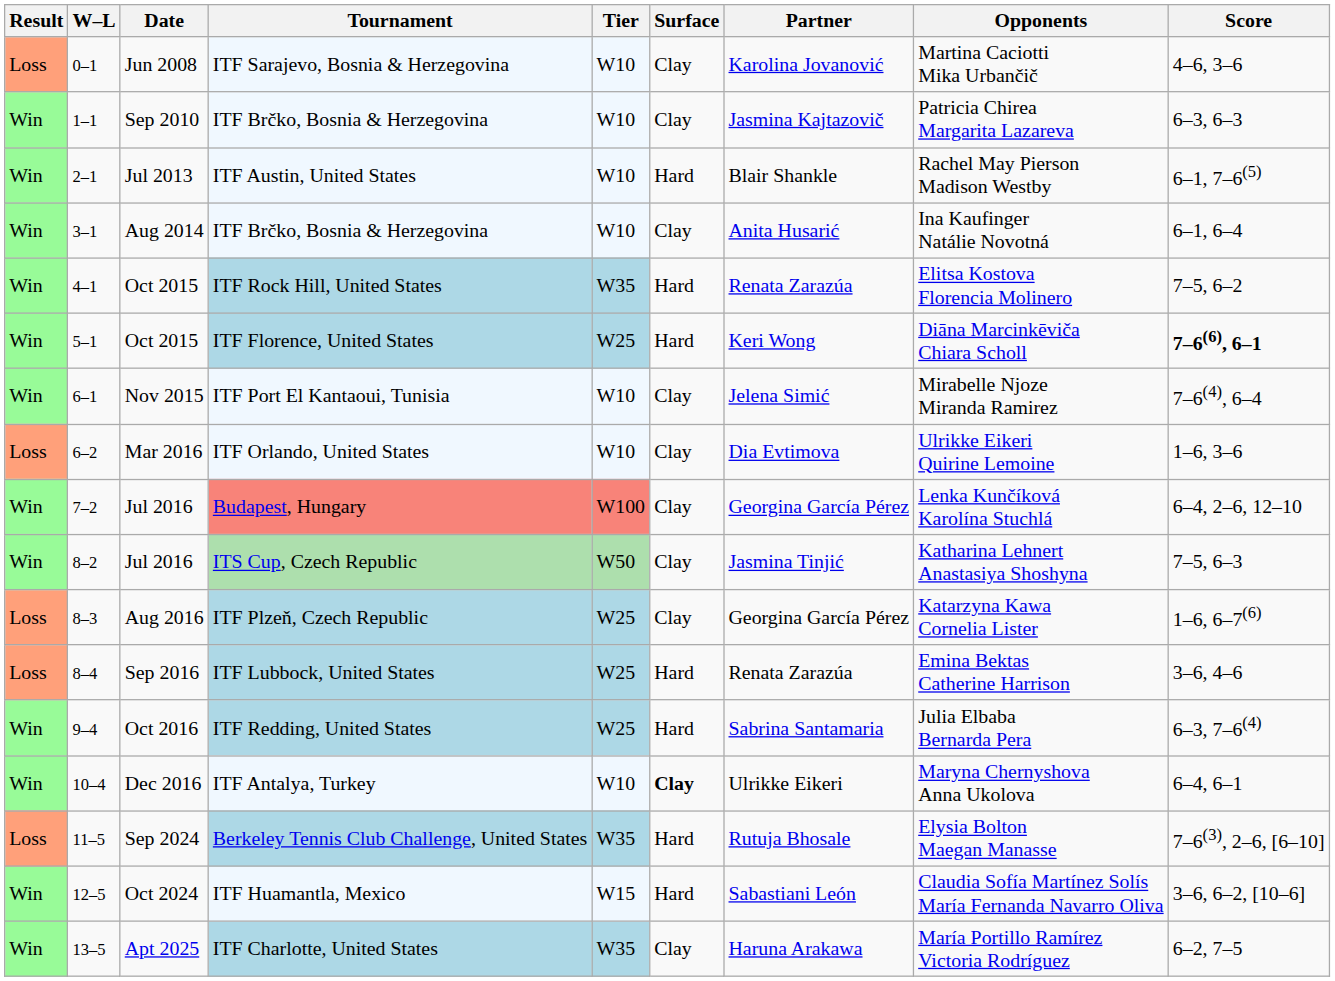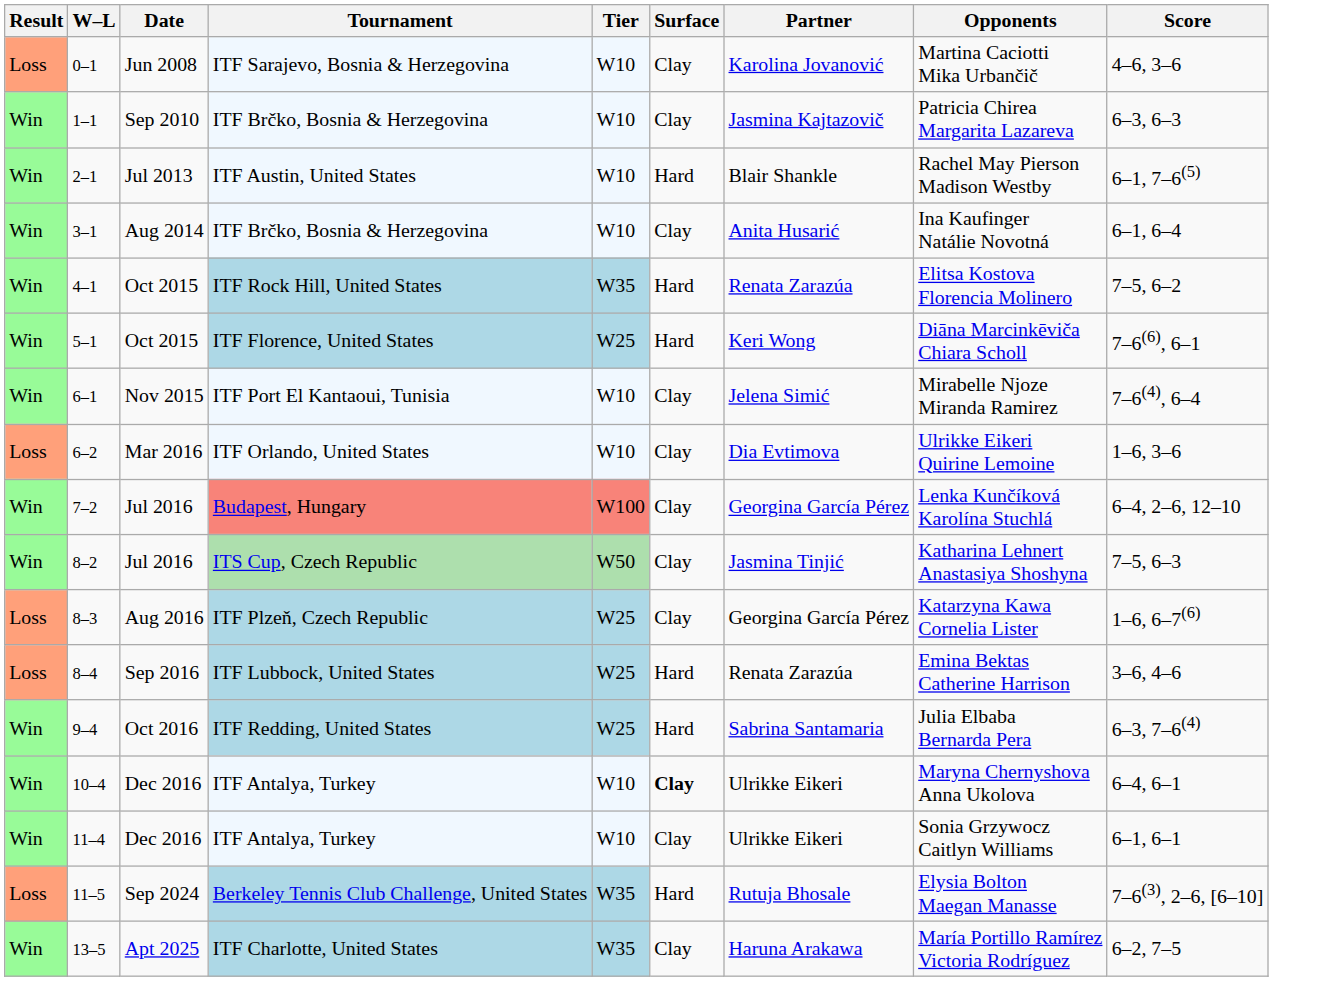(1217, 340) bold -> (1156, 340) normal
+ row: (89, 839)
- row: (89, 894)
